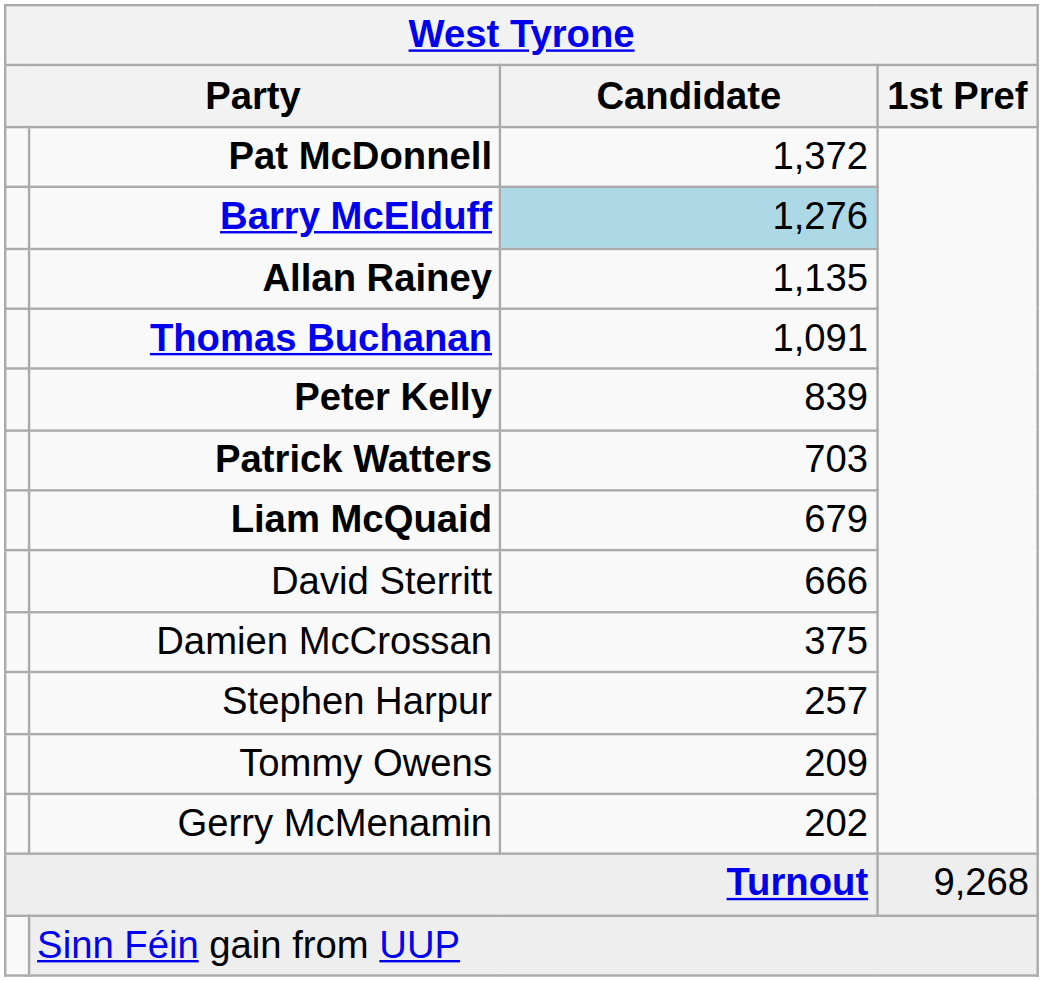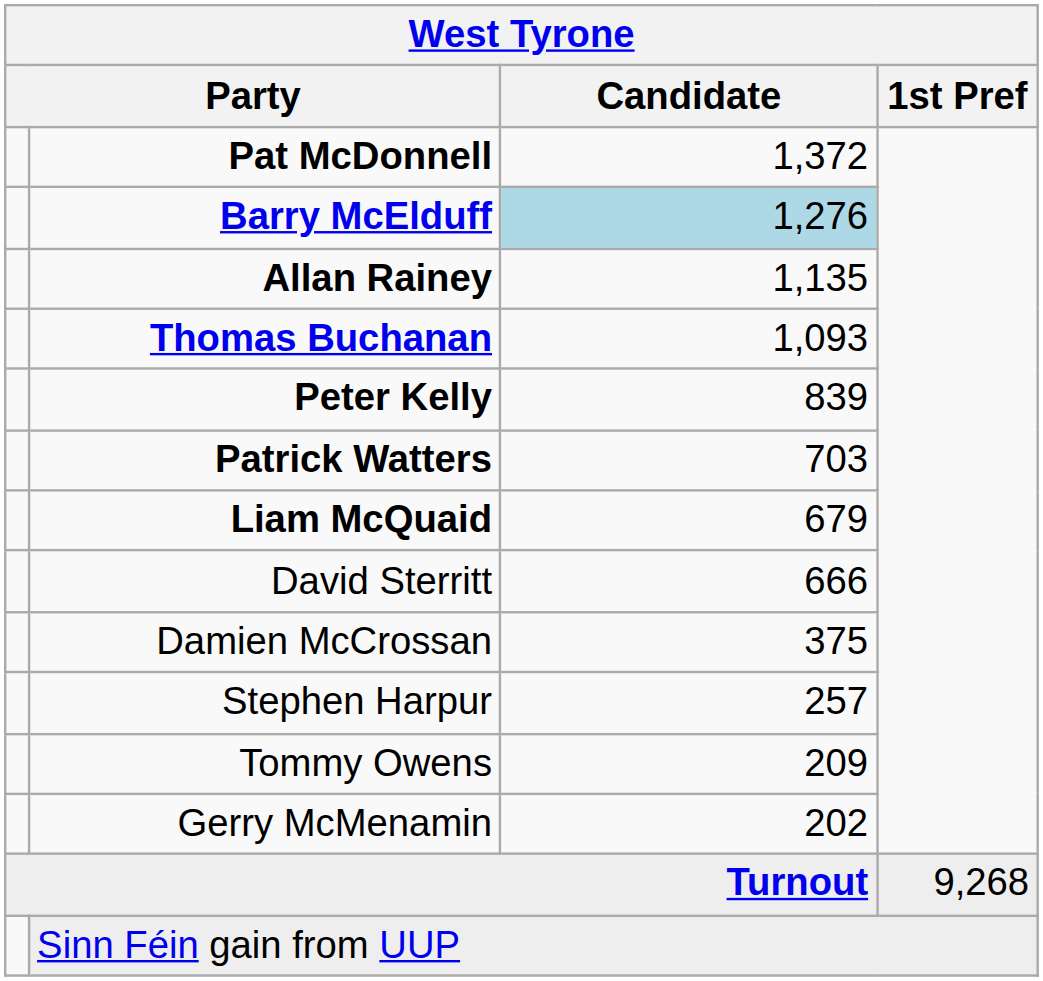(820, 338) 1,091 -> (820, 338) 1,093
